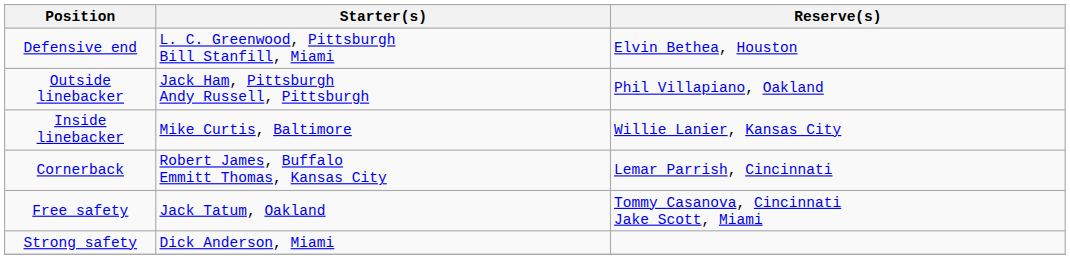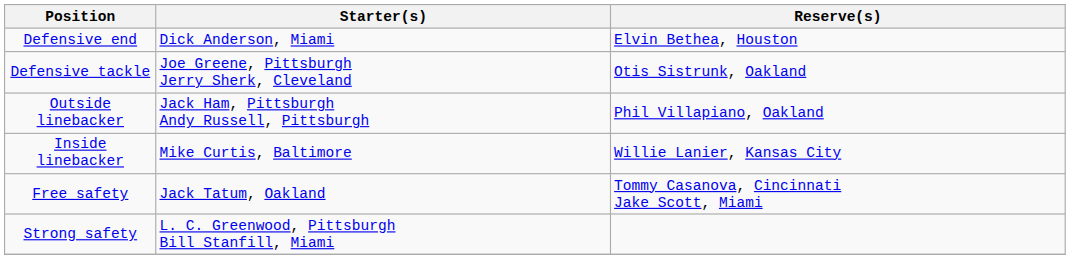(277, 49) L. C. Greenwood, Pittsburgh Bill Stanfill, Miami -> (247, 40) Dick Anderson, Miami
+ row: (80, 72)
- row: (80, 170)
(247, 243) Dick Anderson, Miami -> (277, 234) L. C. Greenwood, Pittsburgh Bill Stanfill, Miami
